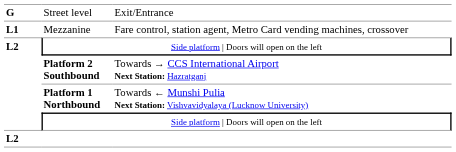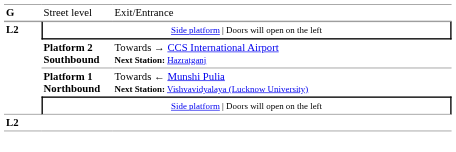- row: (67, 29)
